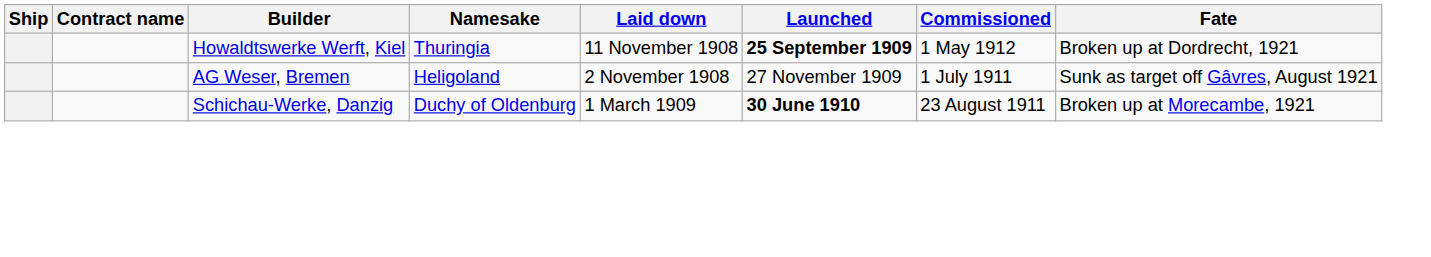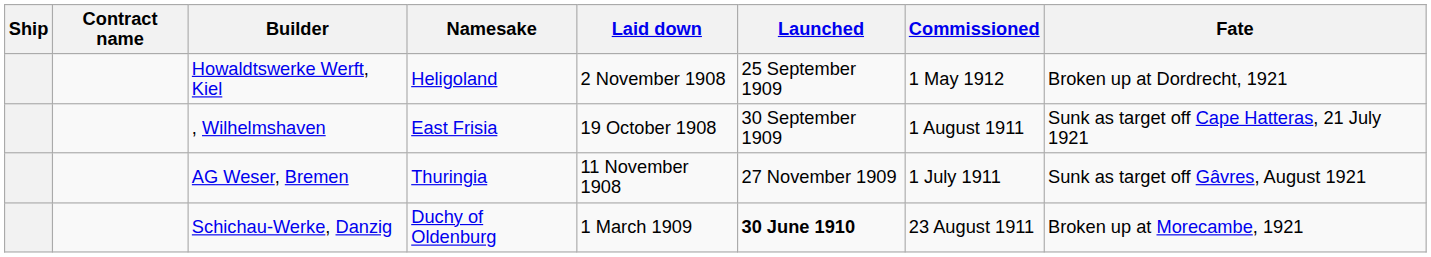(452, 47) Thuringia -> (454, 78) Heligoland
(661, 47) 11 November 1908 -> (653, 78) 2 November 1908
(829, 47) bold -> (799, 78) normal
+ row: (259, 128)
(457, 76) Heligoland -> (449, 177) Thuringia
(657, 76) 2 November 1908 -> (635, 177) 11 November 1908
